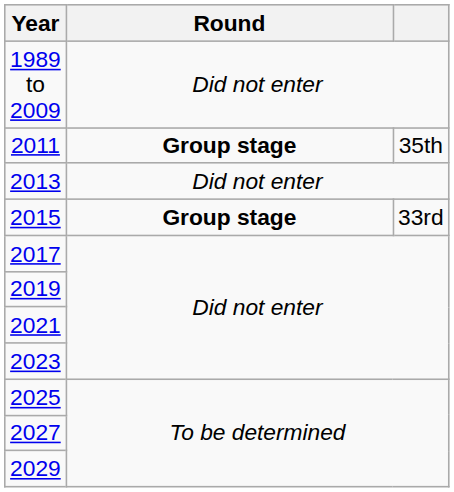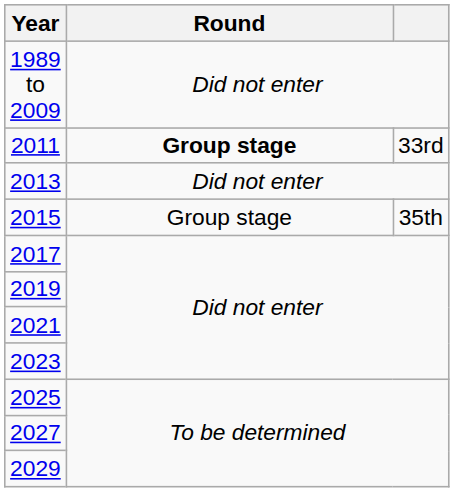(421, 146) 35th -> (421, 146) 33rd
(229, 217) bold -> (229, 217) normal
(421, 217) 33rd -> (421, 217) 35th
